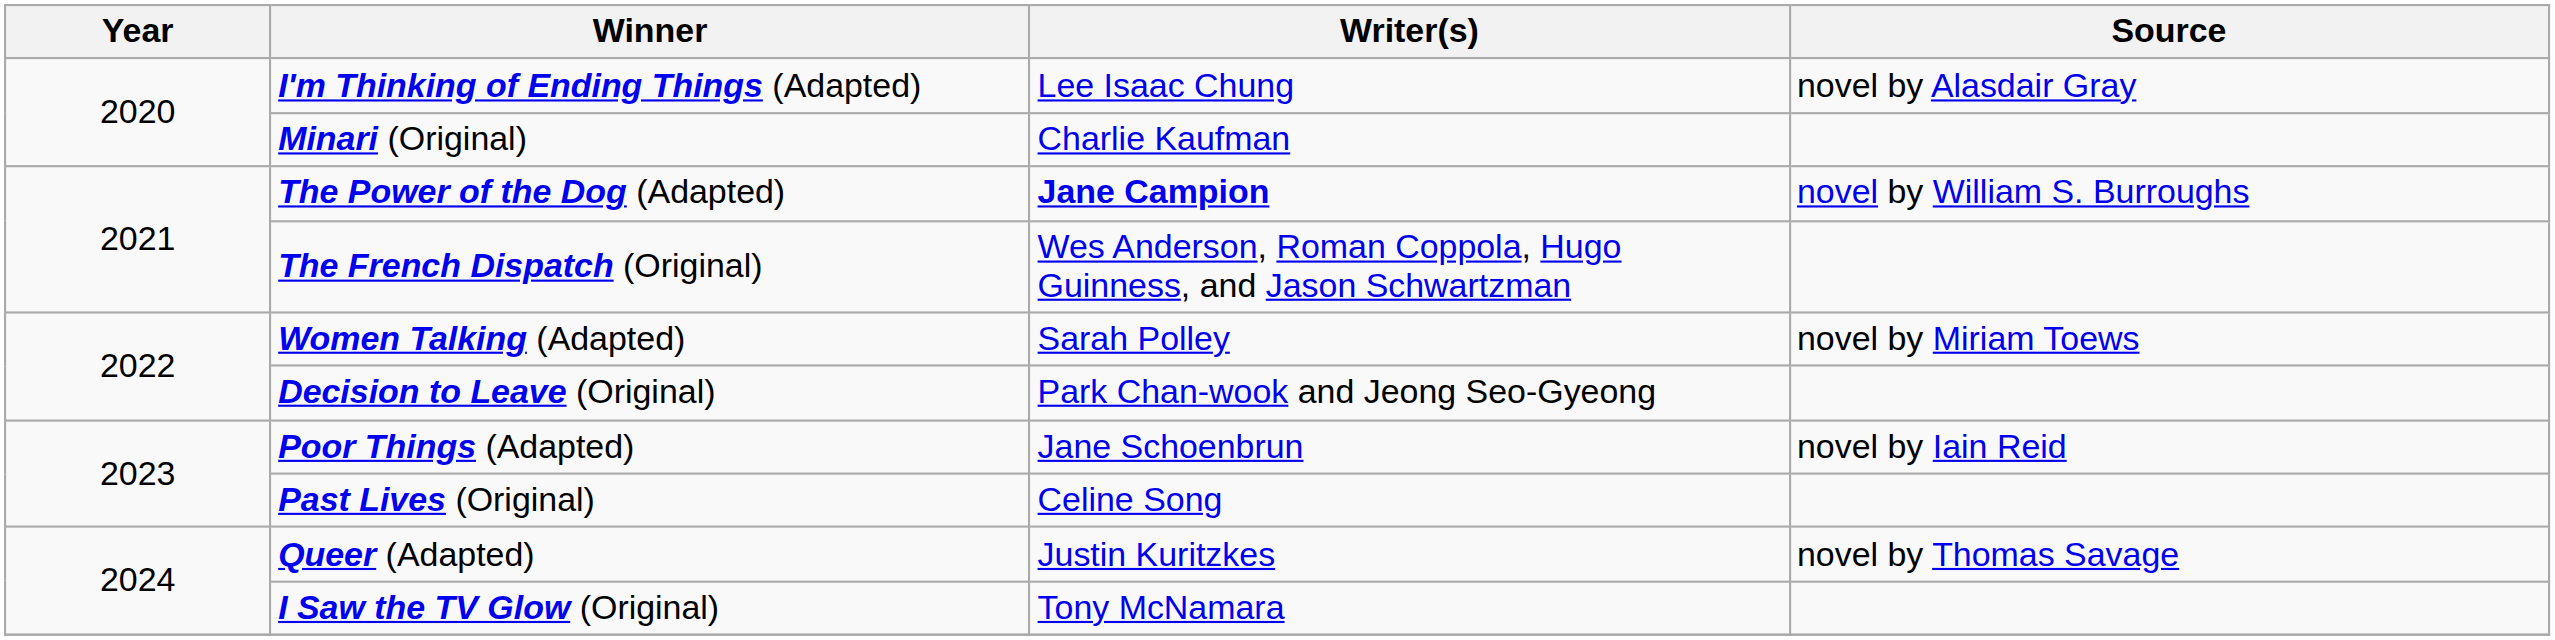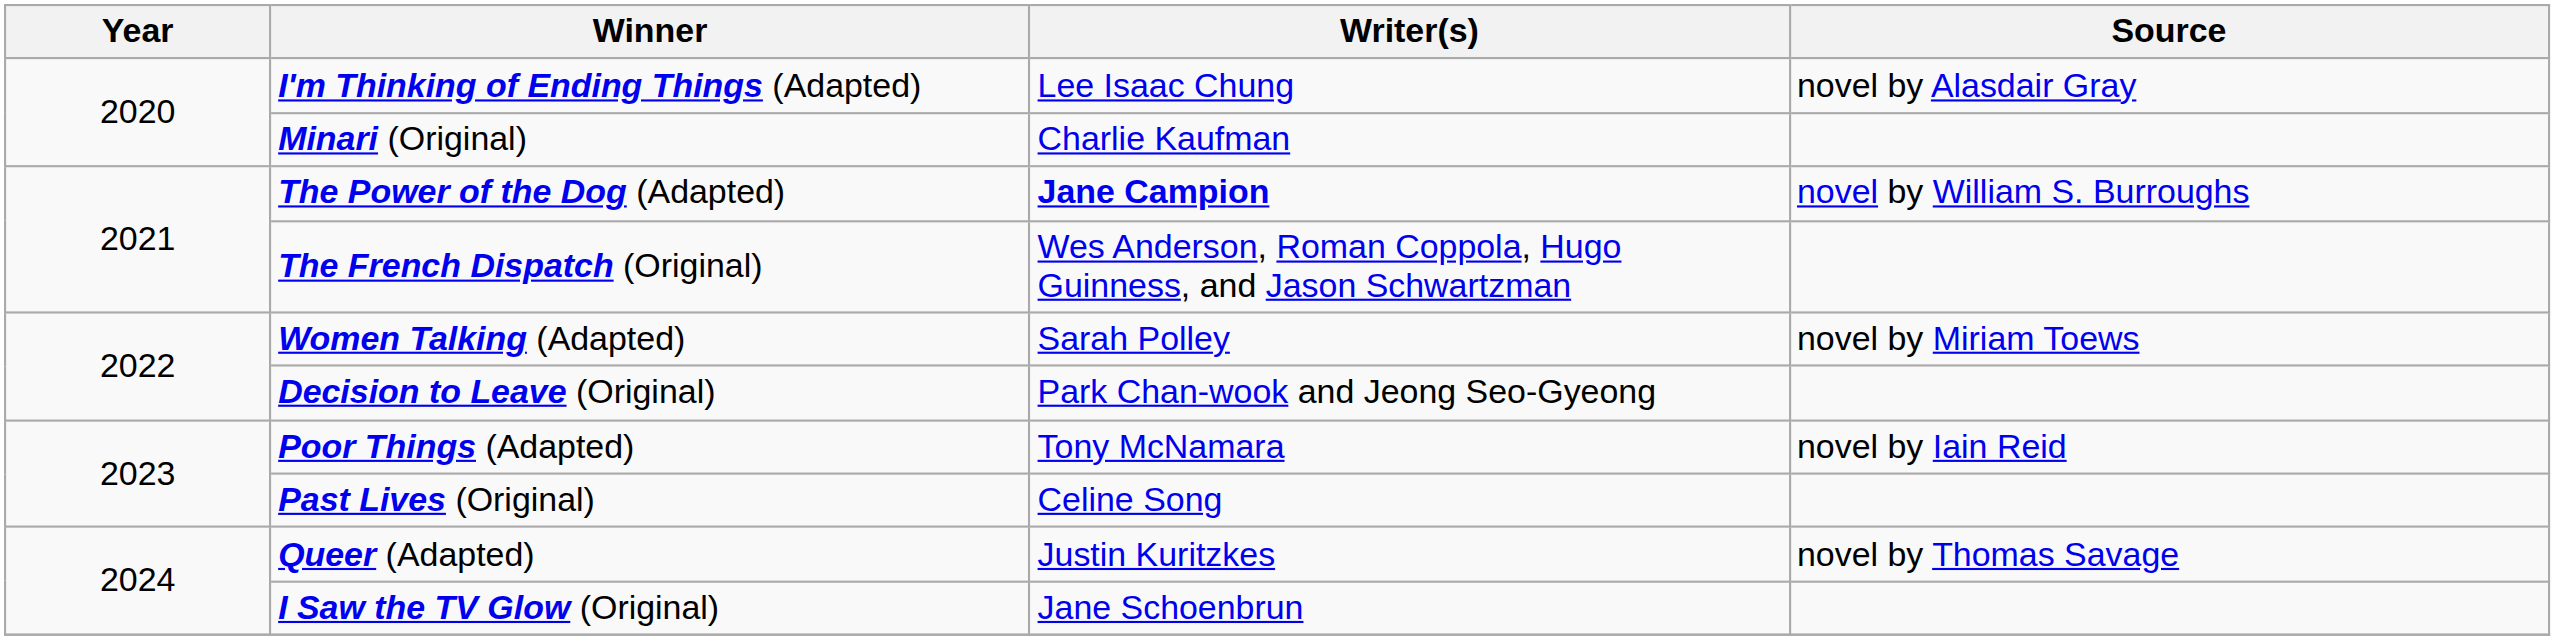(1171, 446) Jane Schoenbrun -> (1161, 446) Tony McNamara
(1161, 607) Tony McNamara -> (1171, 607) Jane Schoenbrun
